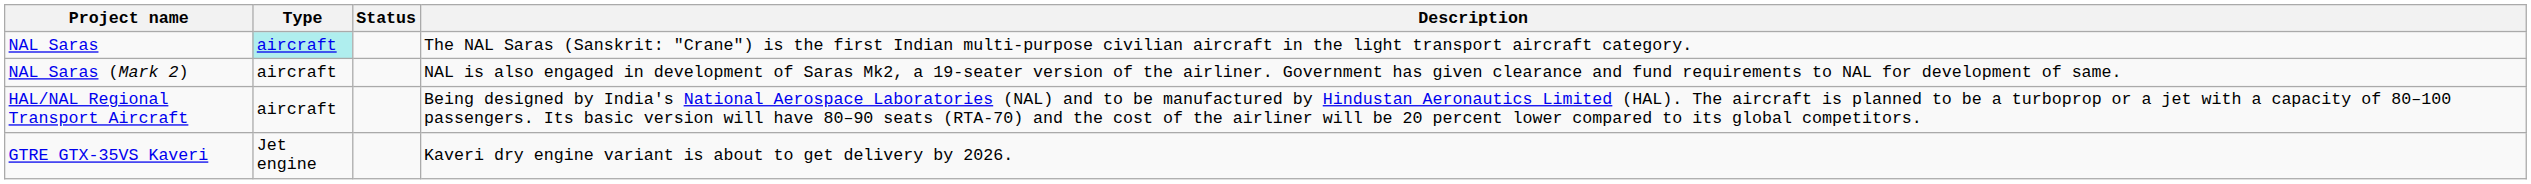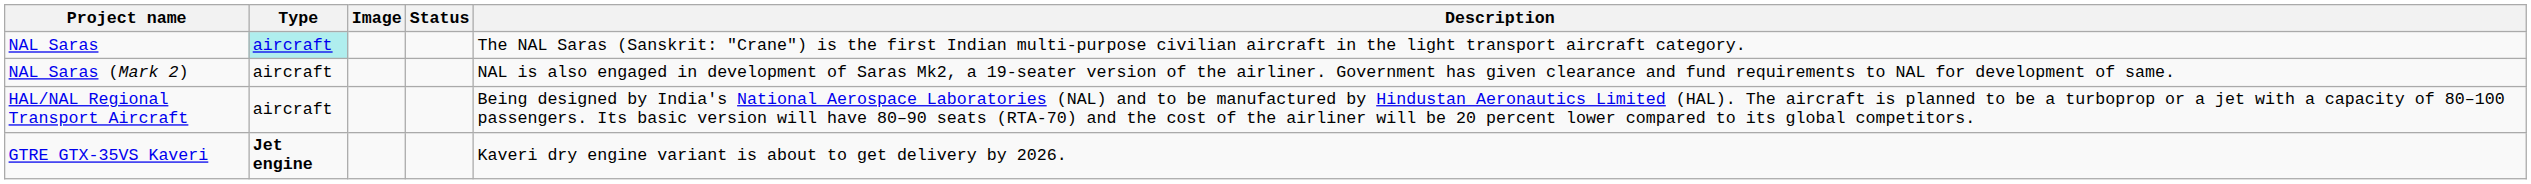+ column: (377, 18)
(287, 155) normal -> (283, 155) bold
